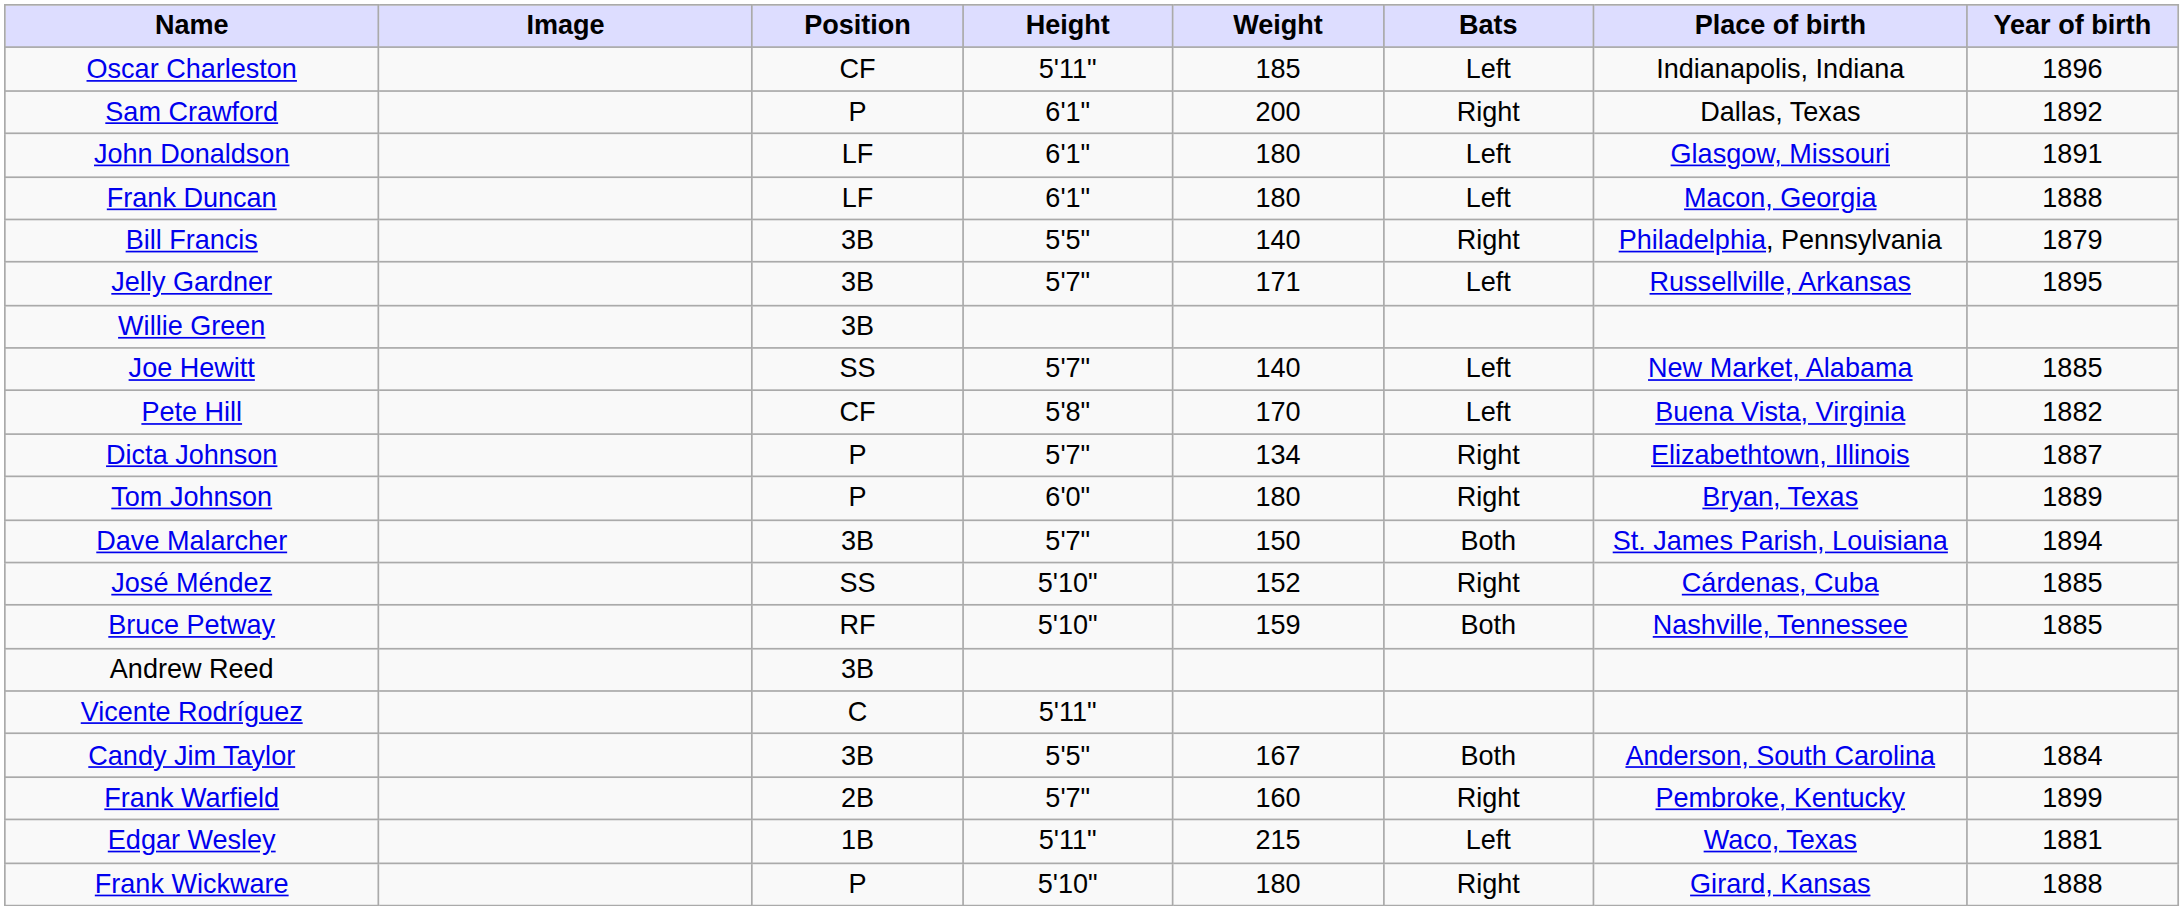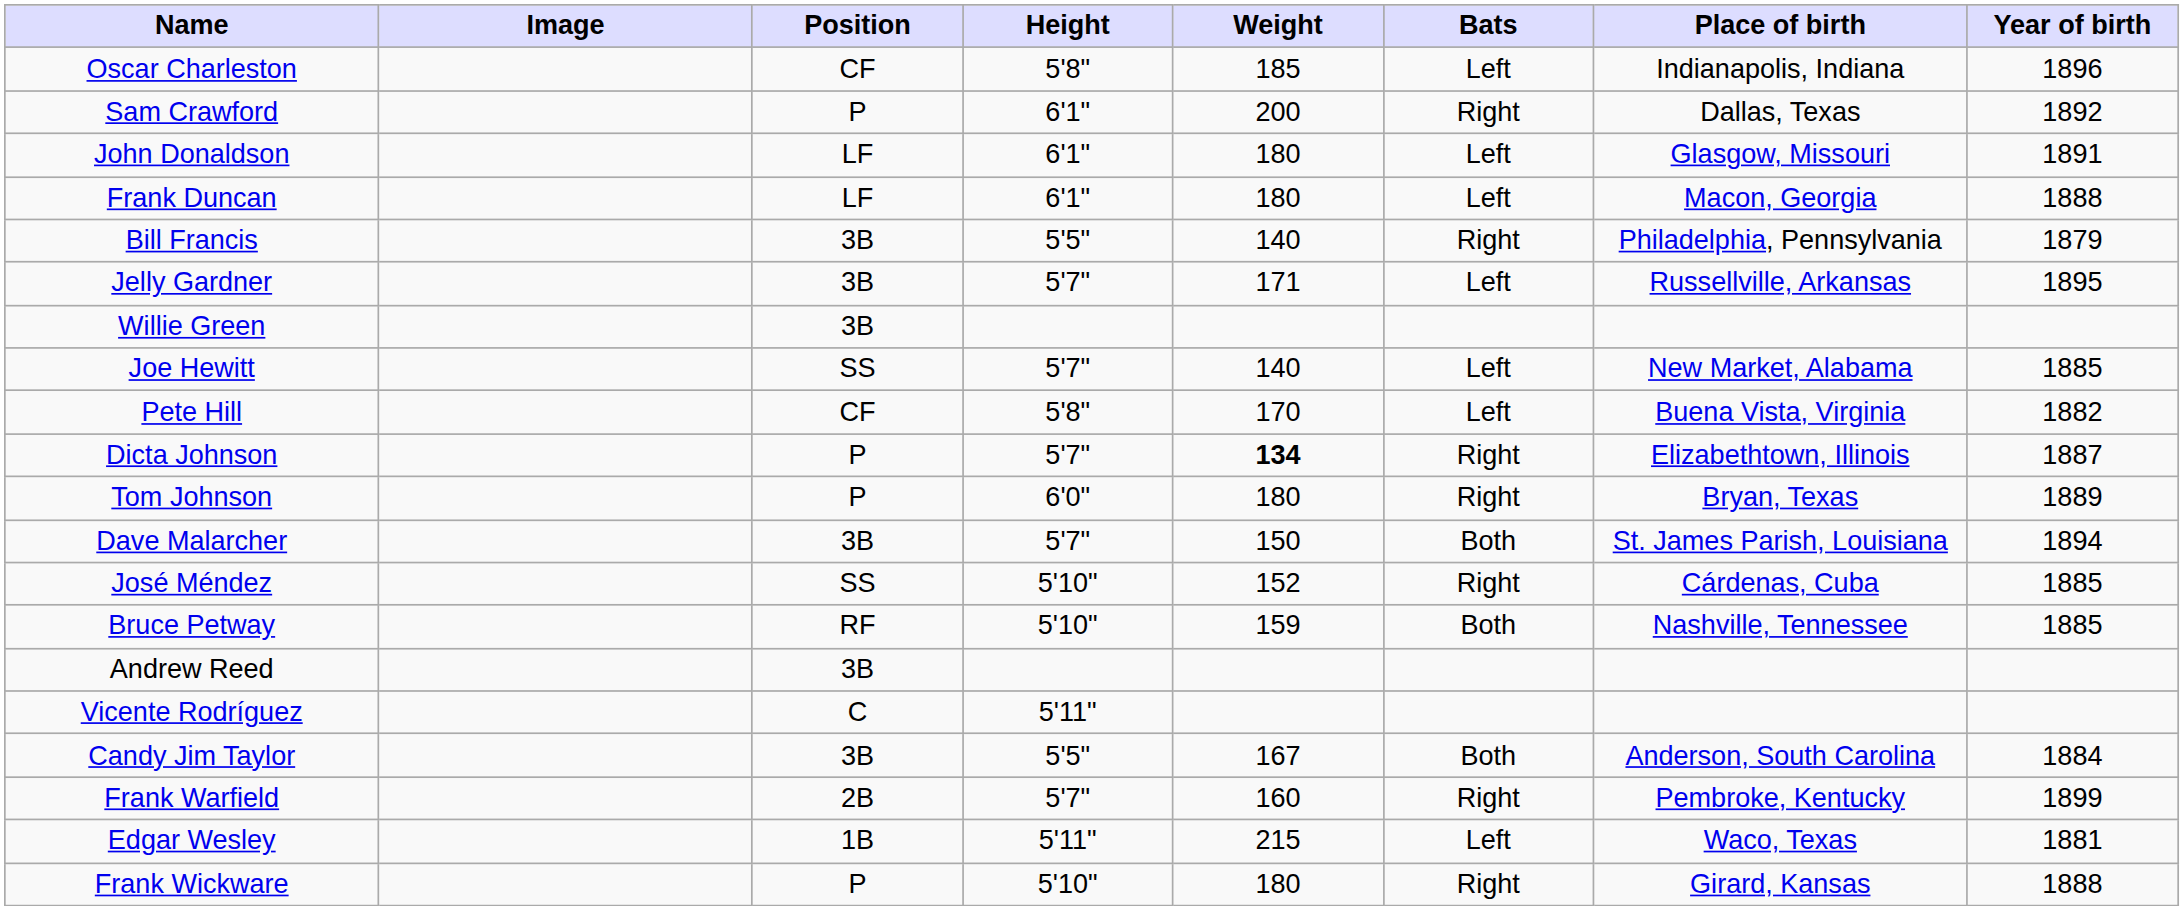(1068, 68) 5'11" -> (1068, 68) 5'8"
(1278, 454) normal -> (1278, 454) bold
